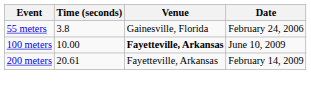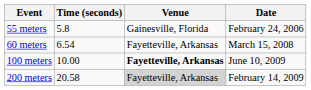(63, 28) 3.8 -> (63, 28) 5.8
+ row: (27, 45)
(68, 61) 20.61 -> (68, 77) 20.58
(172, 61) no background -> (172, 77) lightgrey background
